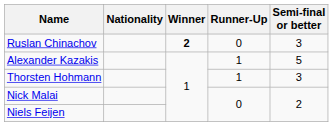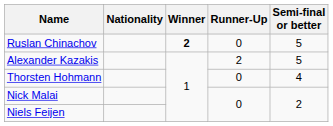(299, 43) 3 -> (299, 43) 5
(239, 60) 1 -> (239, 60) 2
(239, 78) 1 -> (239, 78) 0
(299, 78) 3 -> (299, 78) 4
